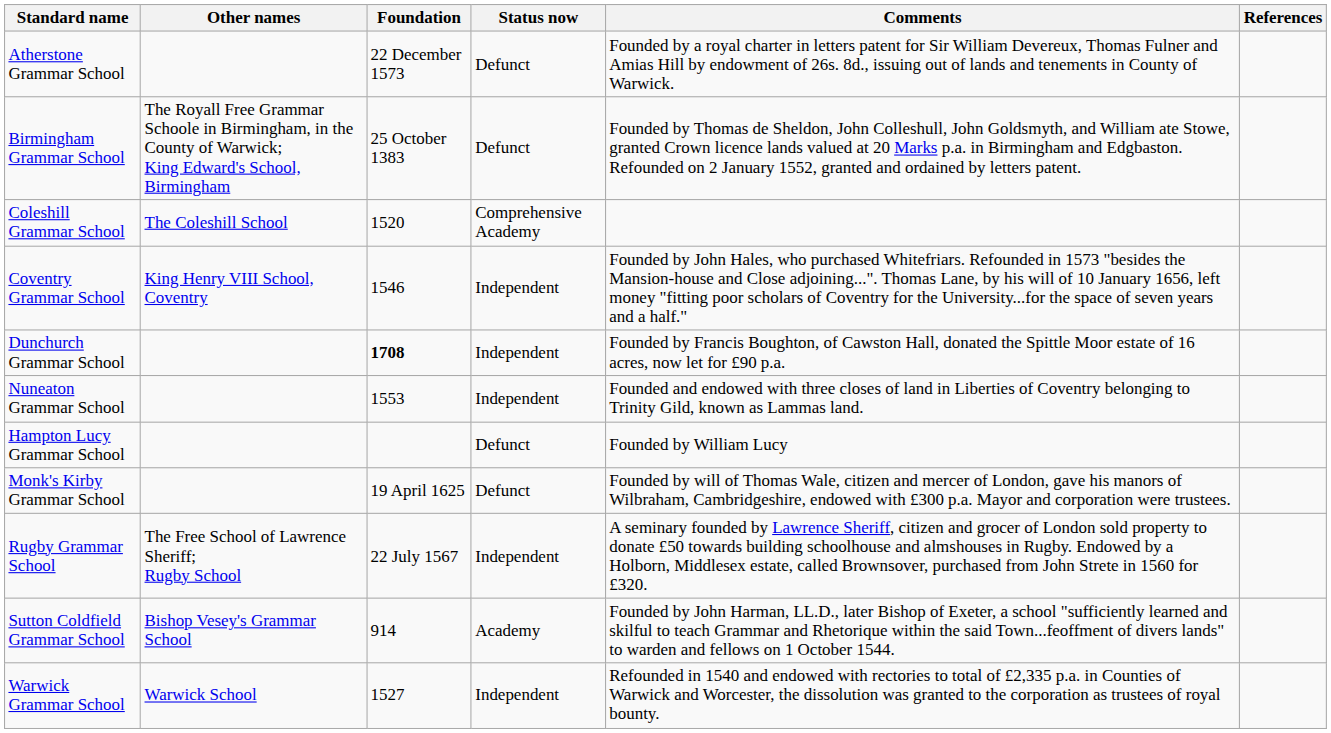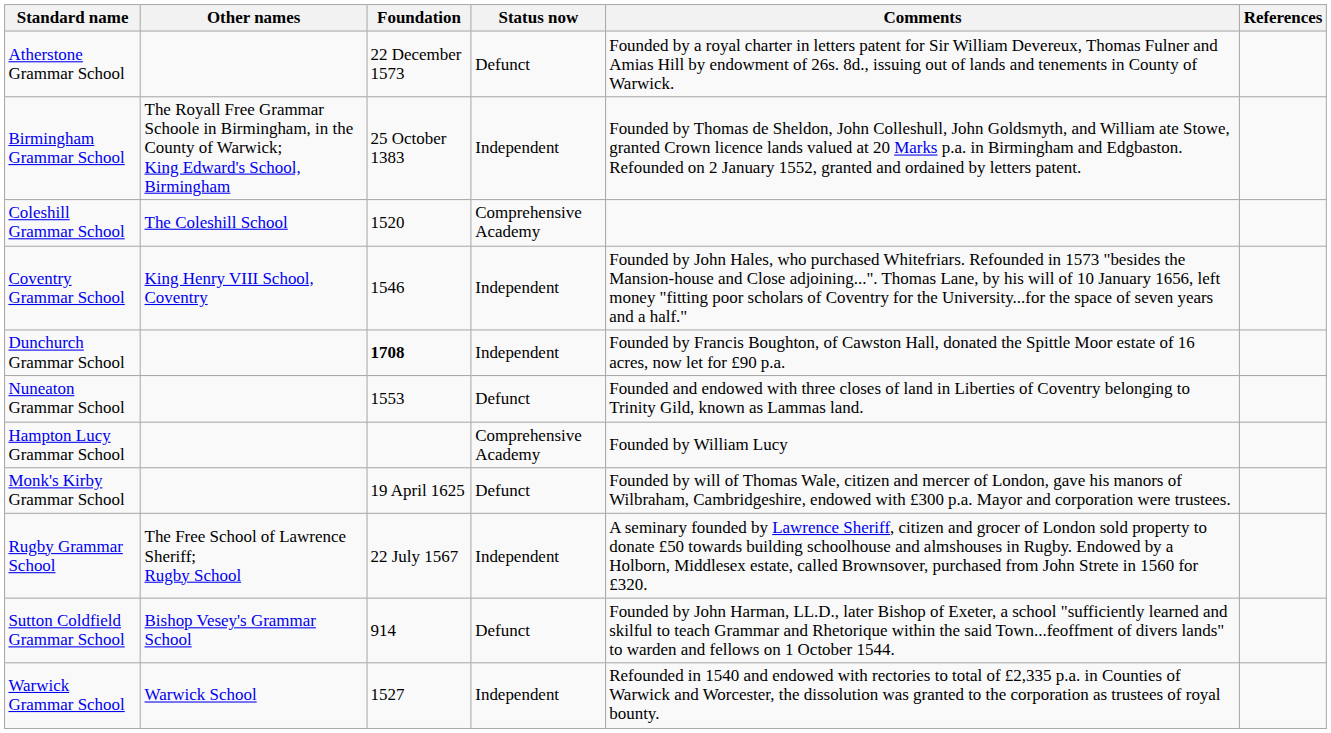(503, 148) Defunct -> (517, 148) Independent
(517, 398) Independent -> (503, 398) Defunct
(503, 444) Defunct -> (528, 444) Comprehensive Academy
(508, 630) Academy -> (503, 630) Defunct
